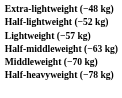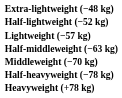+ row: (50, 88)
